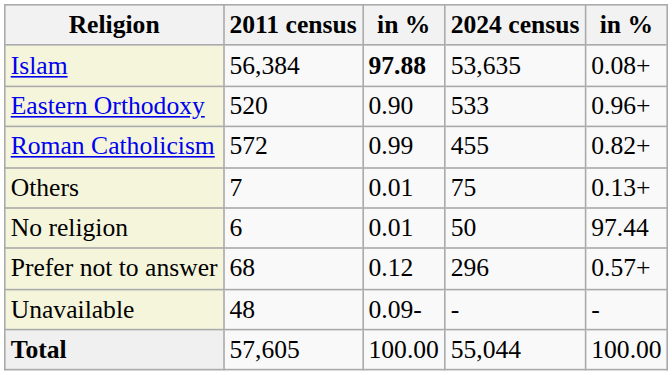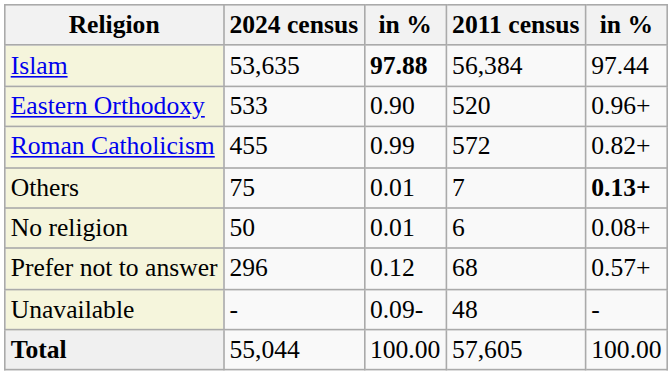columns swapped: (293, 24) <-> (515, 24)
(621, 65) 0.08+ -> (620, 65) 97.44
(621, 187) normal -> (621, 187) bold
(620, 227) 97.44 -> (621, 227) 0.08+
